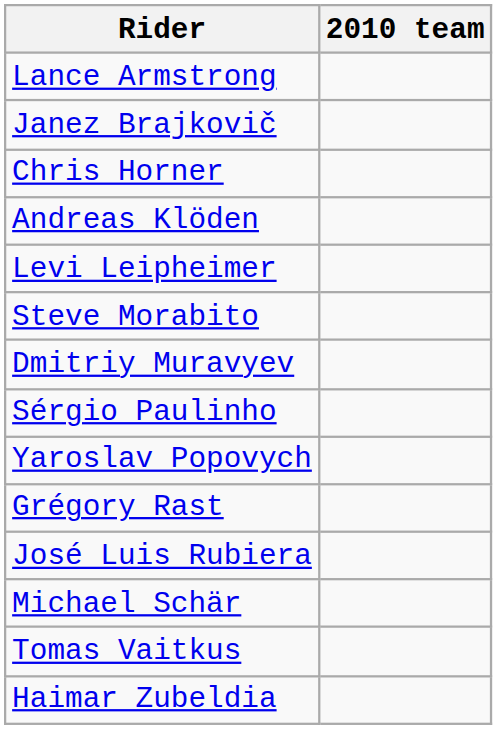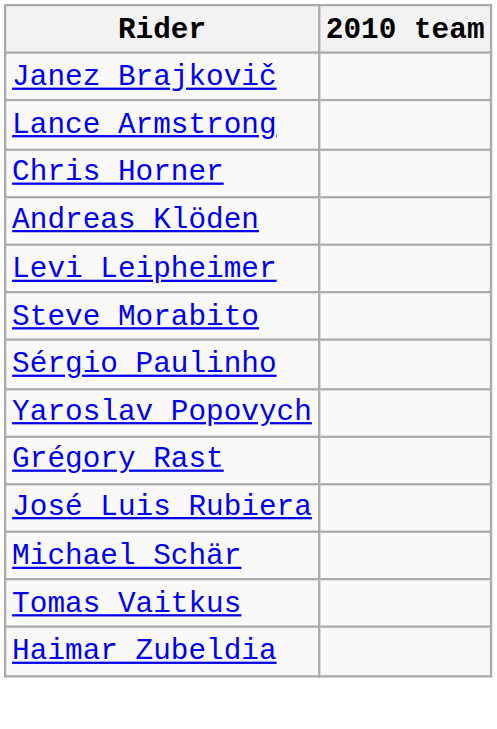rows swapped: (144, 77) <-> (144, 125)
- row: (153, 364)
